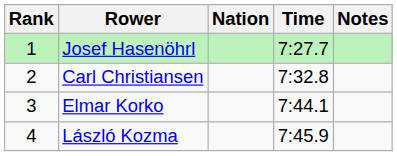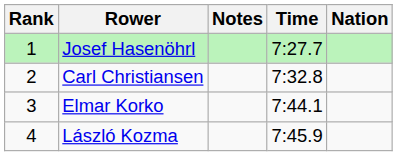columns swapped: (241, 19) <-> (363, 19)
